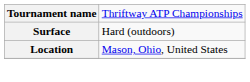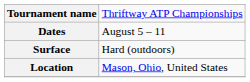+ row: (52, 31)
